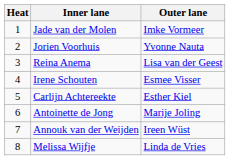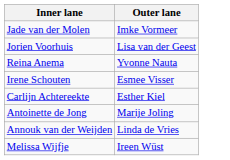- column: (18, 12)
(174, 46) Yvonne Nauta -> (156, 46) Lisa van der Geest
(183, 63) Lisa van der Geest -> (147, 63) Yvonne Nauta
(167, 130) Ireen Wüst -> (148, 130) Linda de Vries
(175, 146) Linda de Vries -> (140, 146) Ireen Wüst
